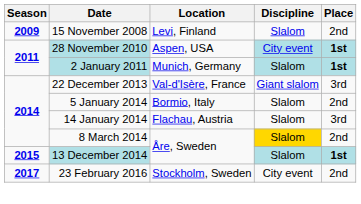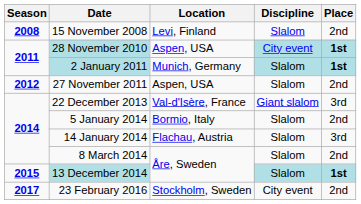(27, 31) 2009 -> (27, 31) 2008
+ row: (100, 84)
(288, 137) gold background -> (288, 155) no background
